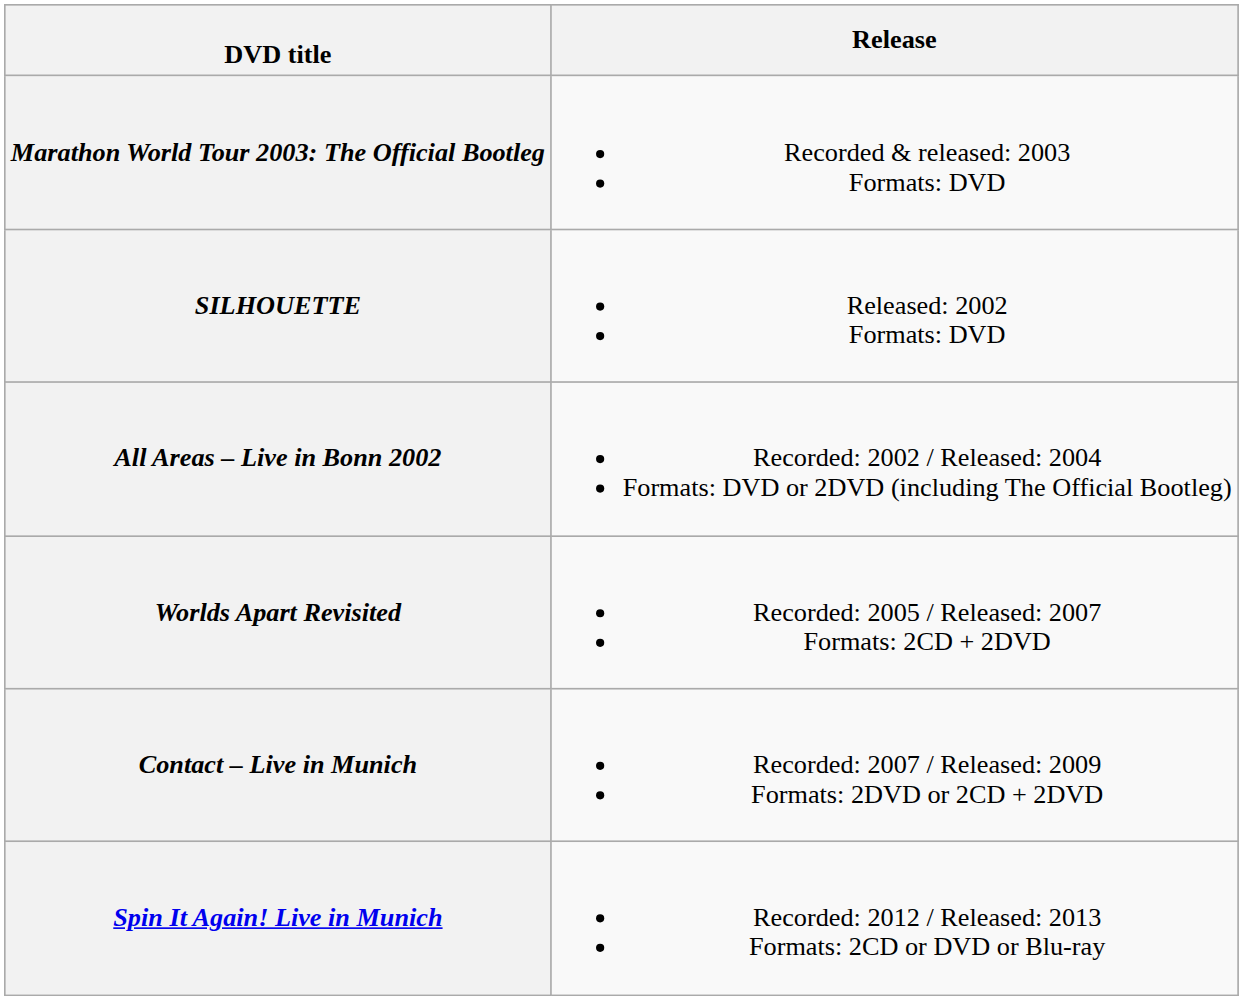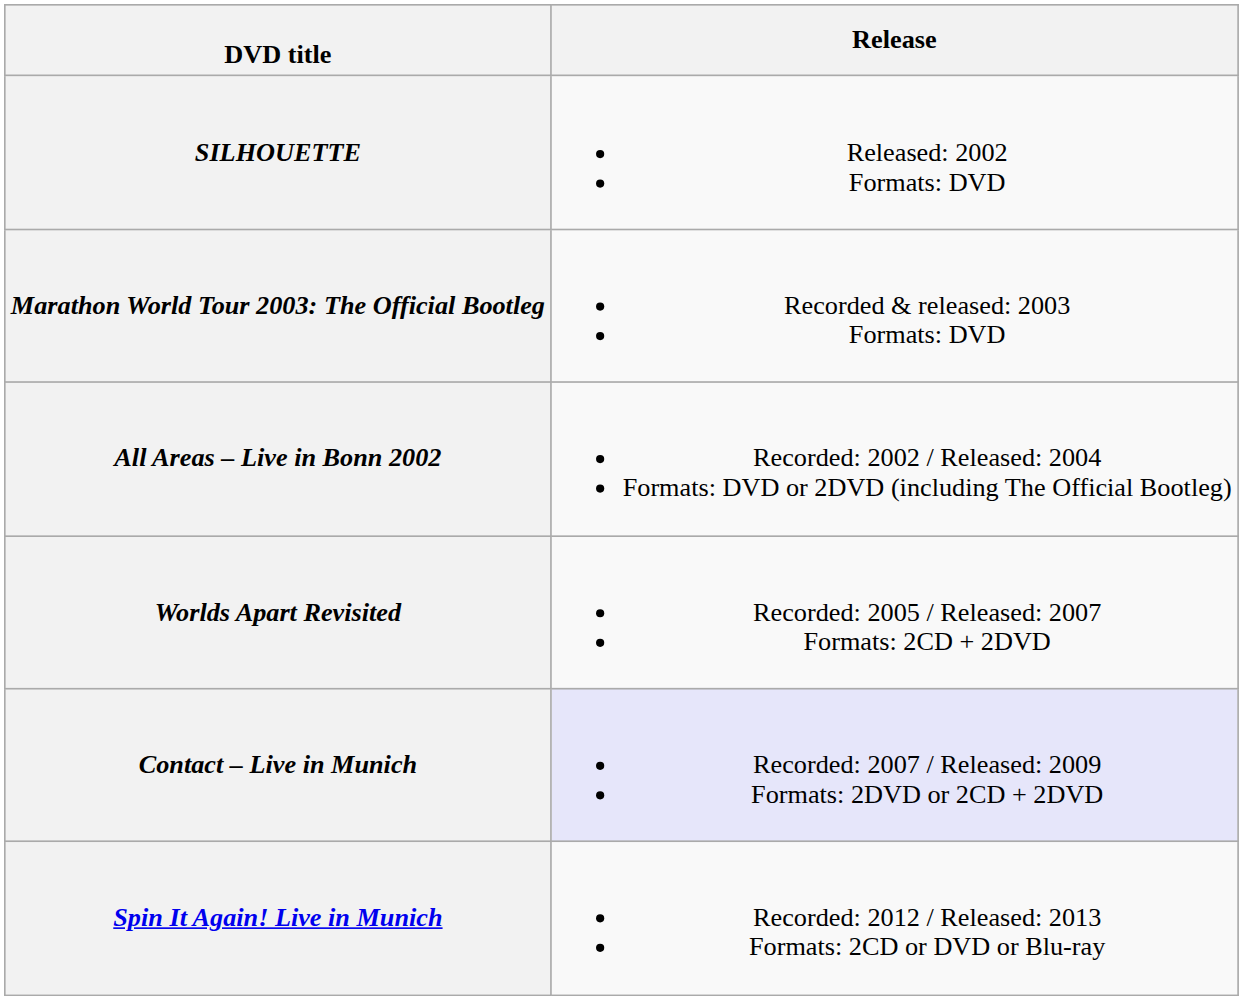rows swapped: (278, 305) <-> (278, 152)
(894, 780) no background -> (894, 780) lavender background
